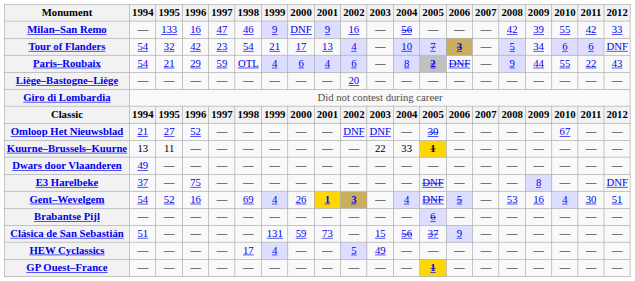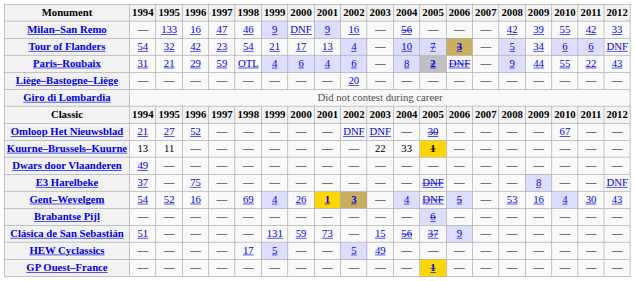(143, 64) 54 -> (143, 64) 31
(617, 200) 51 -> (617, 200) 43
(275, 251) 4 -> (275, 251) 5
